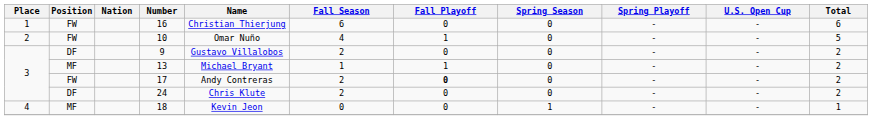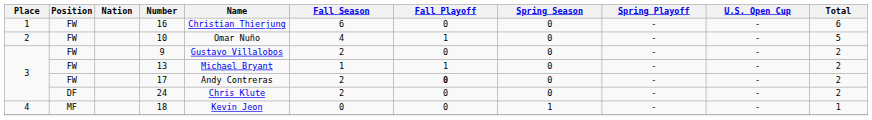(72, 53) DF -> (72, 53) FW
(72, 67) MF -> (72, 67) FW
